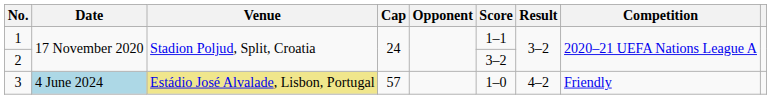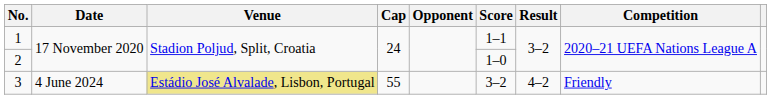(496, 60) 3–2 -> (496, 60) 1–0
(69, 82) lightblue background -> (69, 82) no background
(394, 82) 57 -> (394, 82) 55
(496, 82) 1–0 -> (496, 82) 3–2
